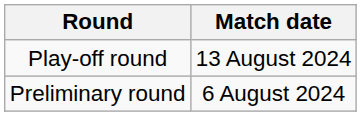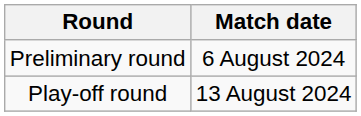rows swapped: (98, 93) <-> (98, 57)
